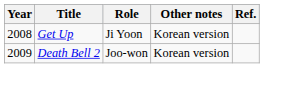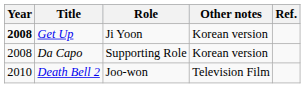(20, 33) normal -> (20, 33) bold
+ row: (60, 53)
(20, 53) 2009 -> (20, 72) 2010
(191, 53) Korean version -> (231, 72) Television Film
